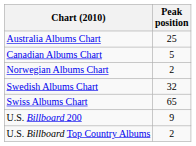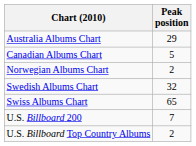(172, 39) 25 -> (172, 39) 29
(172, 117) 9 -> (172, 117) 7
